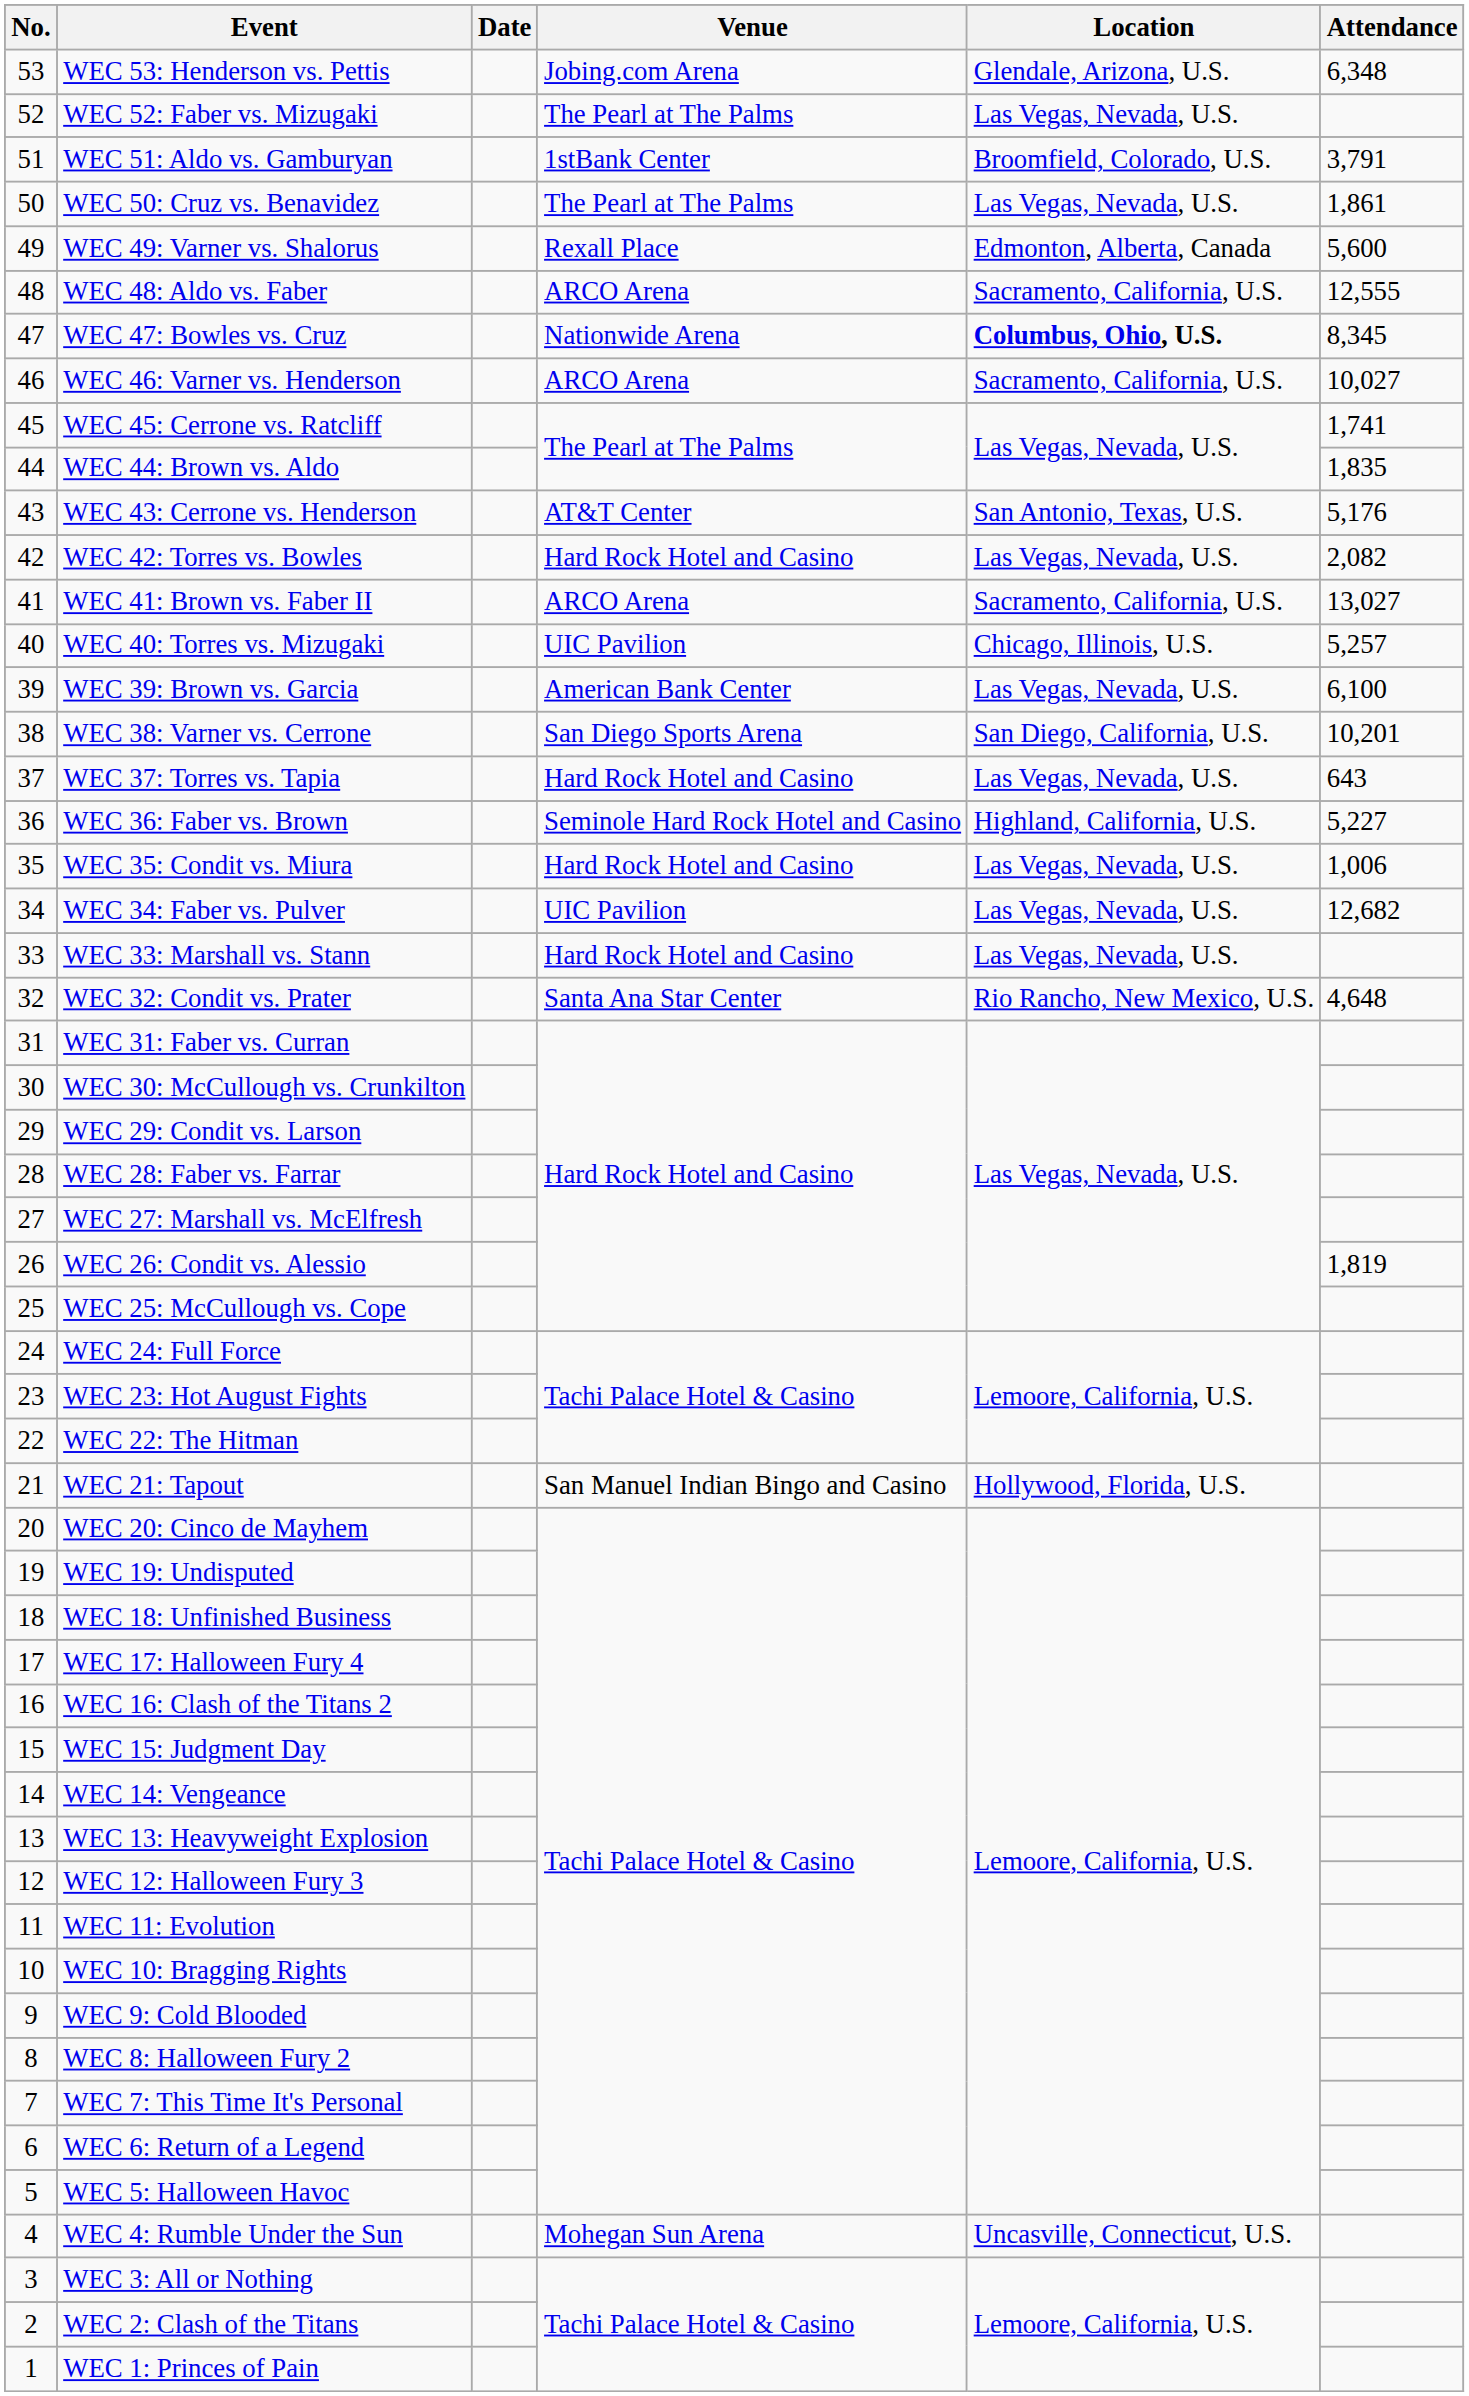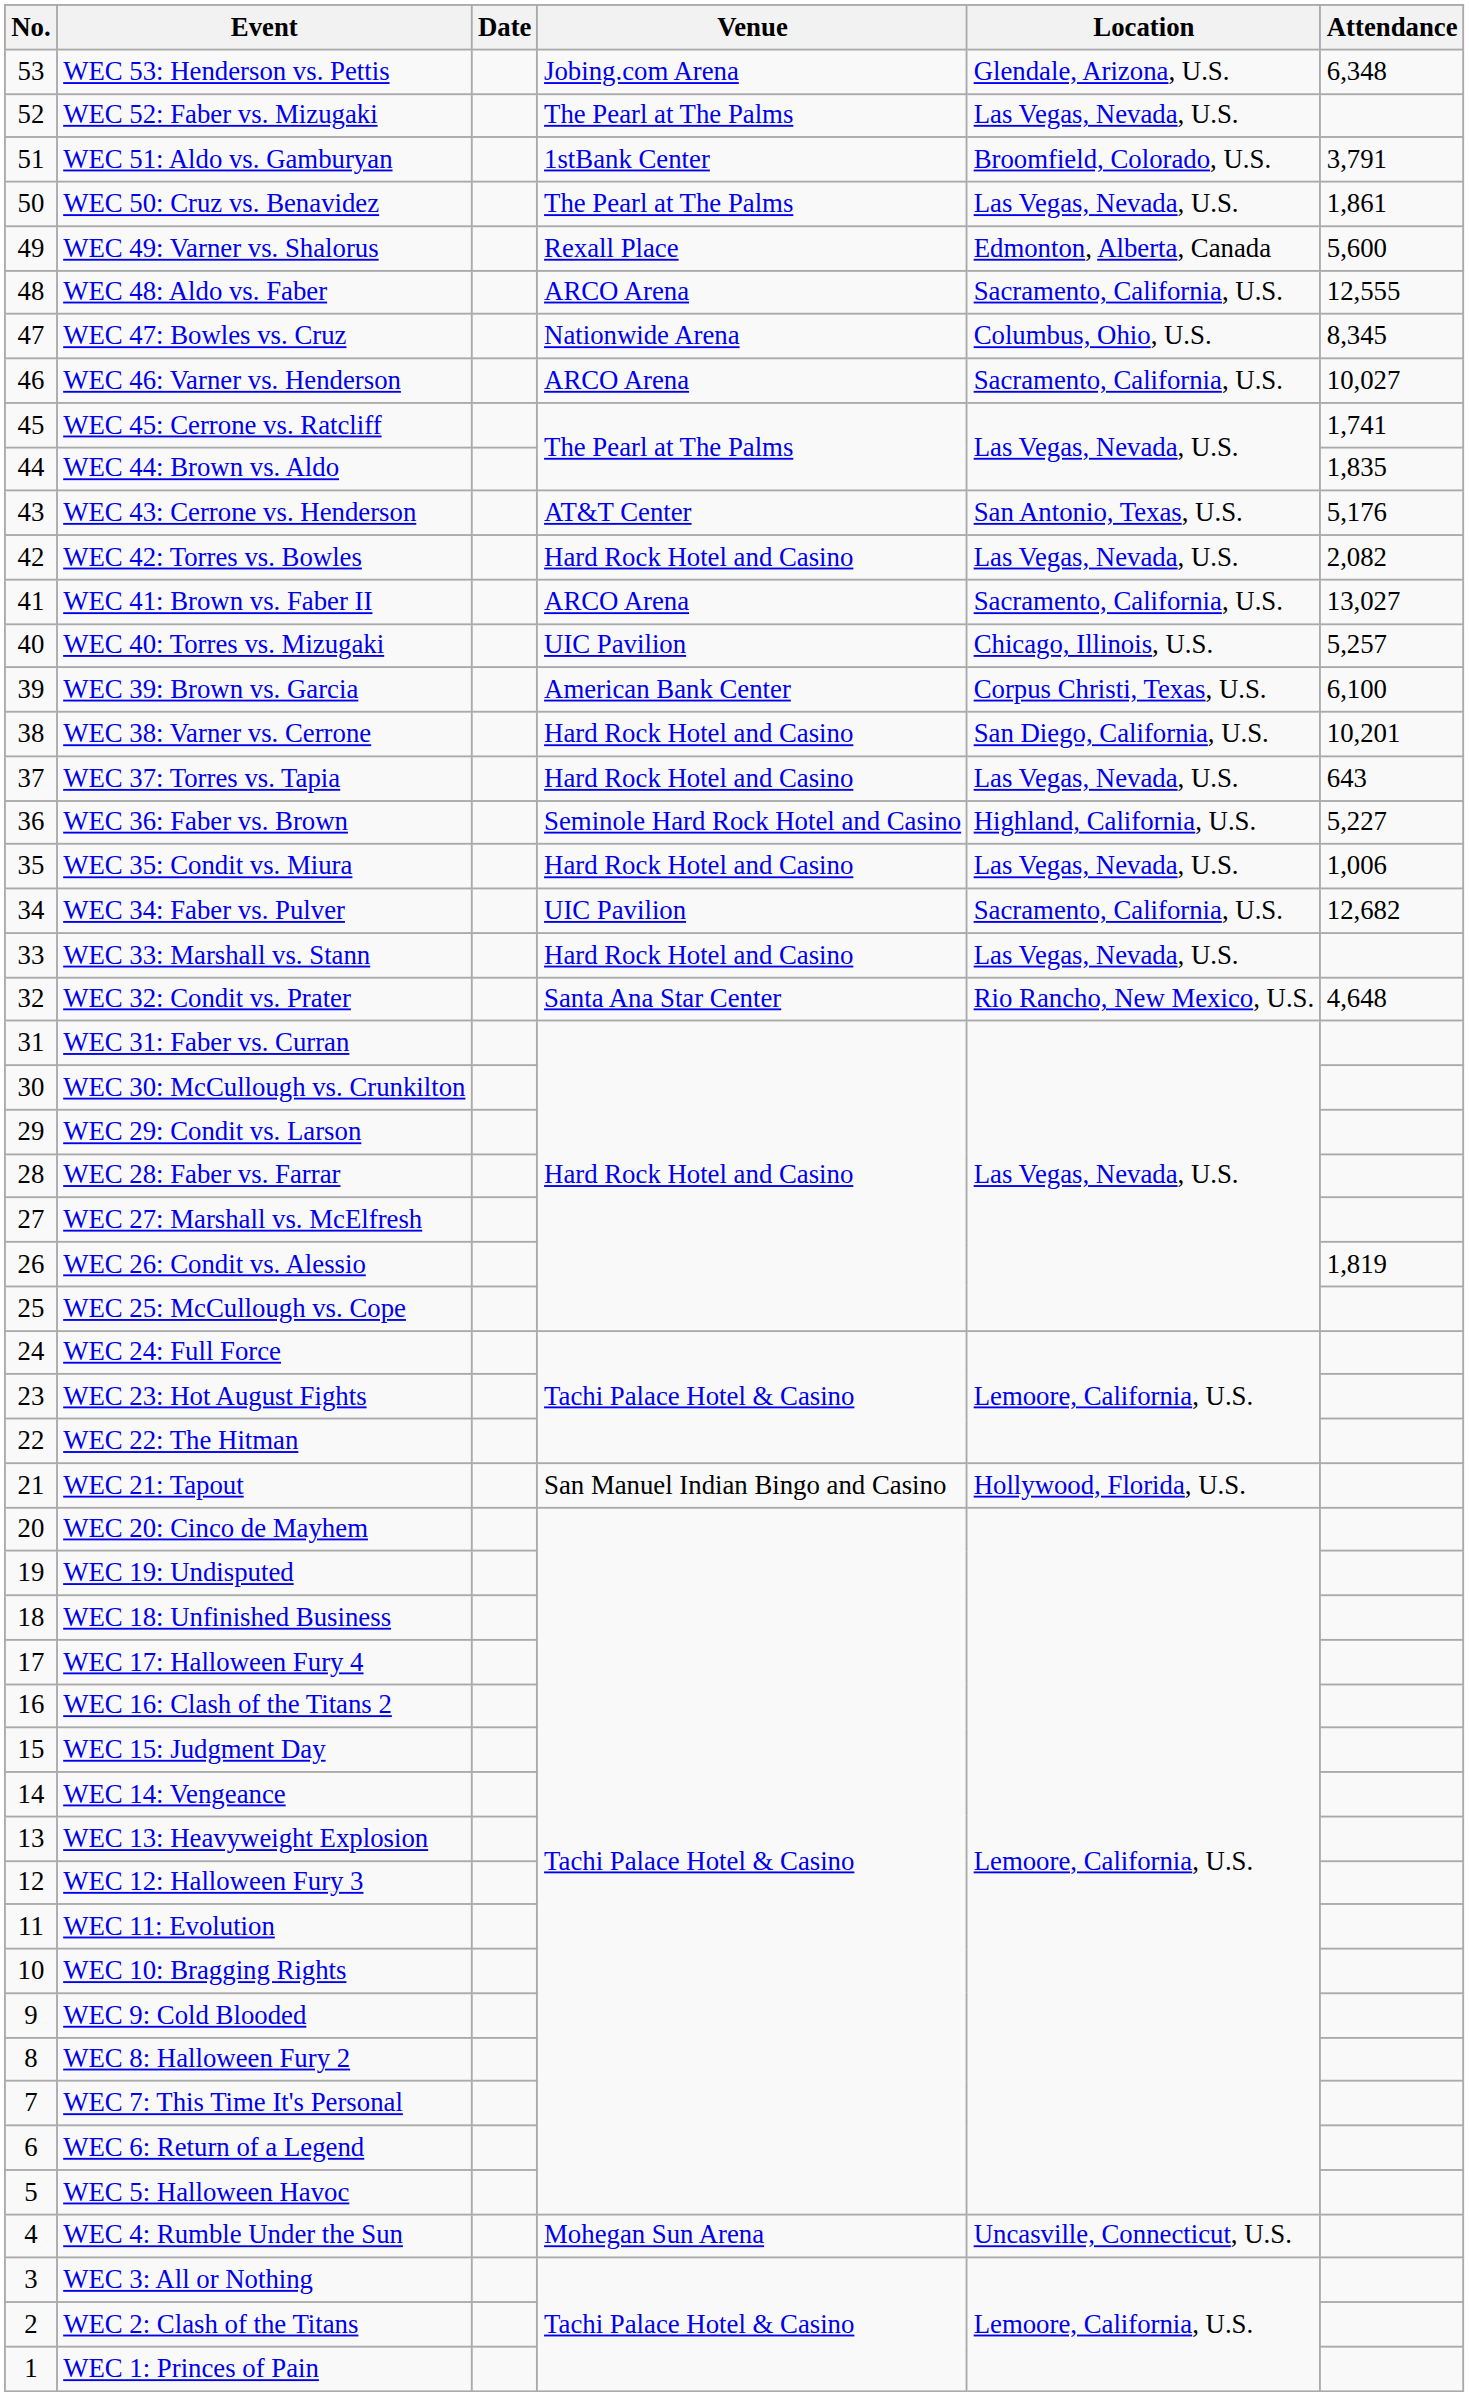(1098, 336) bold -> (1093, 336) normal
(1106, 689) Las Vegas, Nevada, U.S. -> (1120, 689) Corpus Christi, Texas, U.S.
(673, 733) San Diego Sports Arena -> (699, 733) Hard Rock Hotel and Casino
(1106, 910) Las Vegas, Nevada, U.S. -> (1128, 910) Sacramento, California, U.S.
